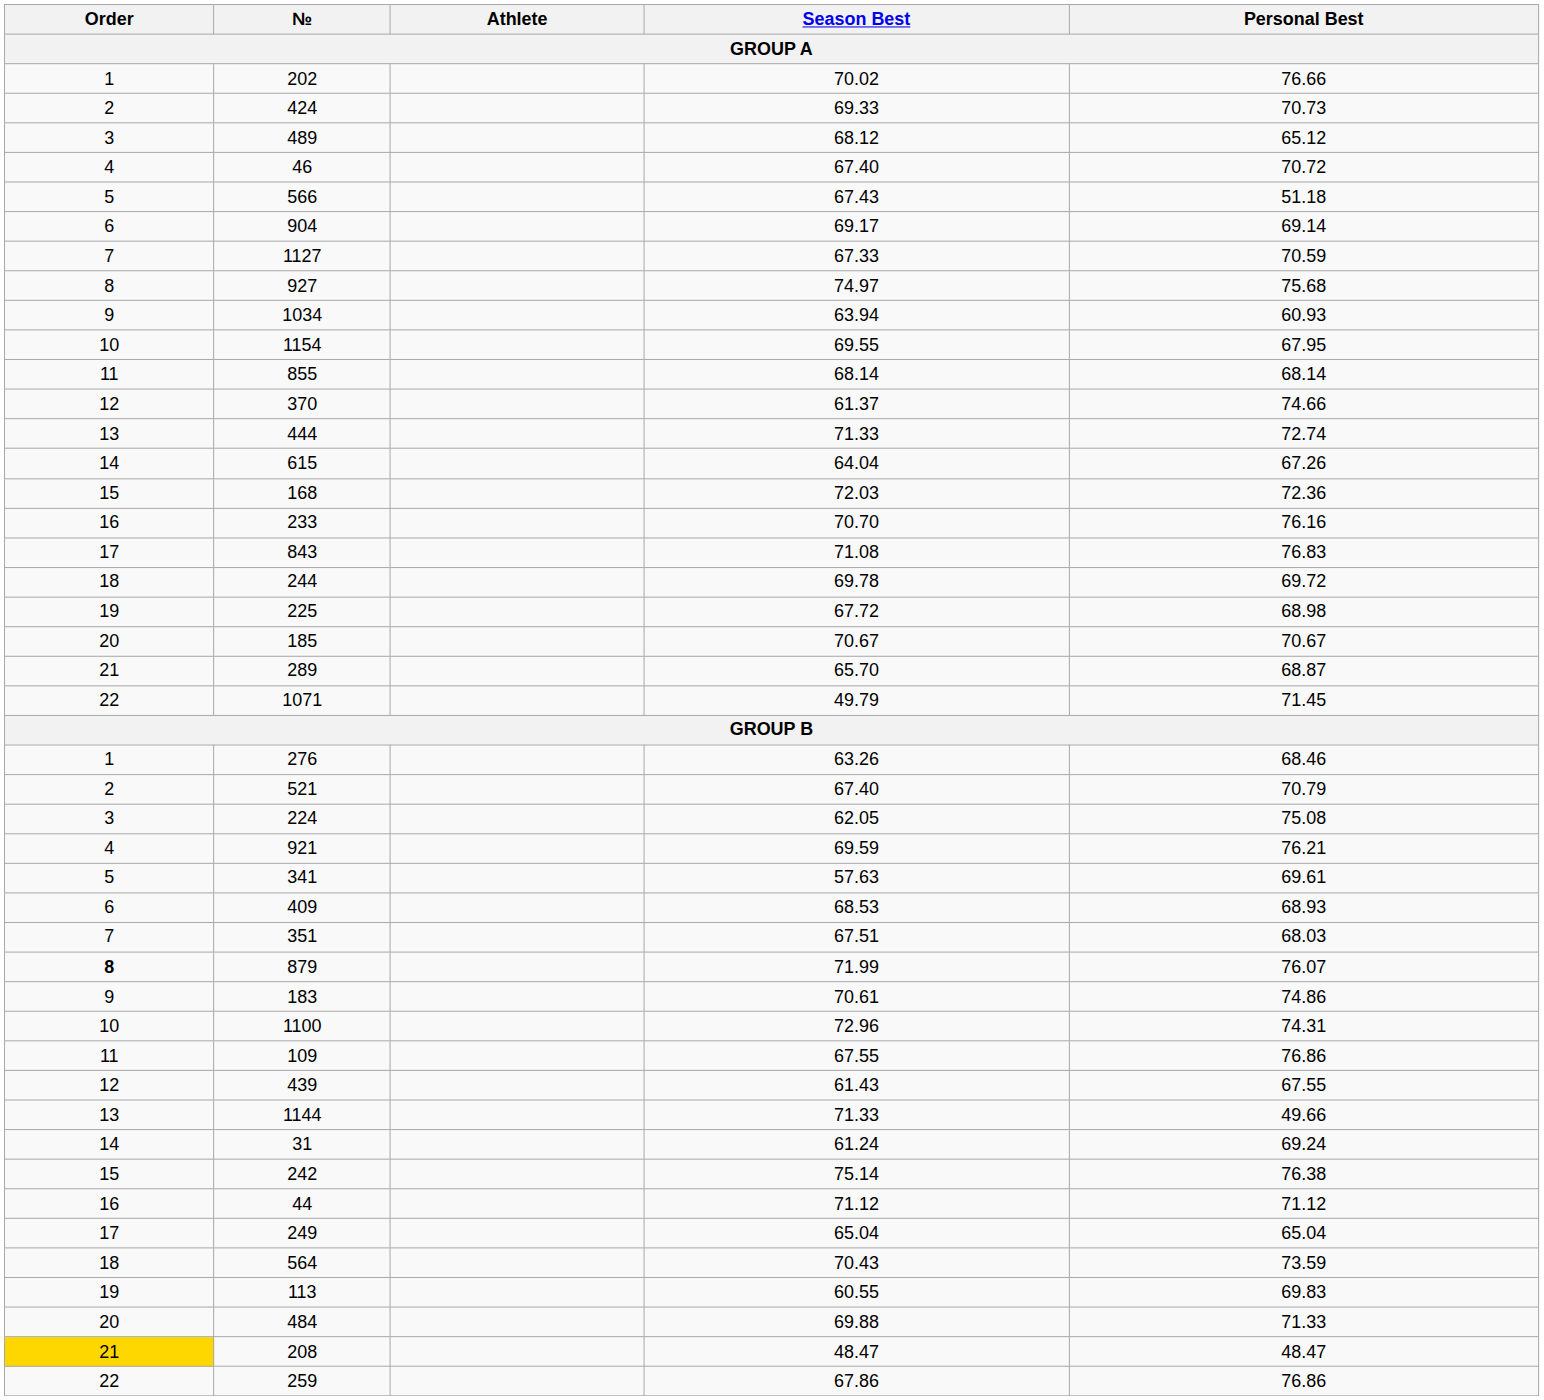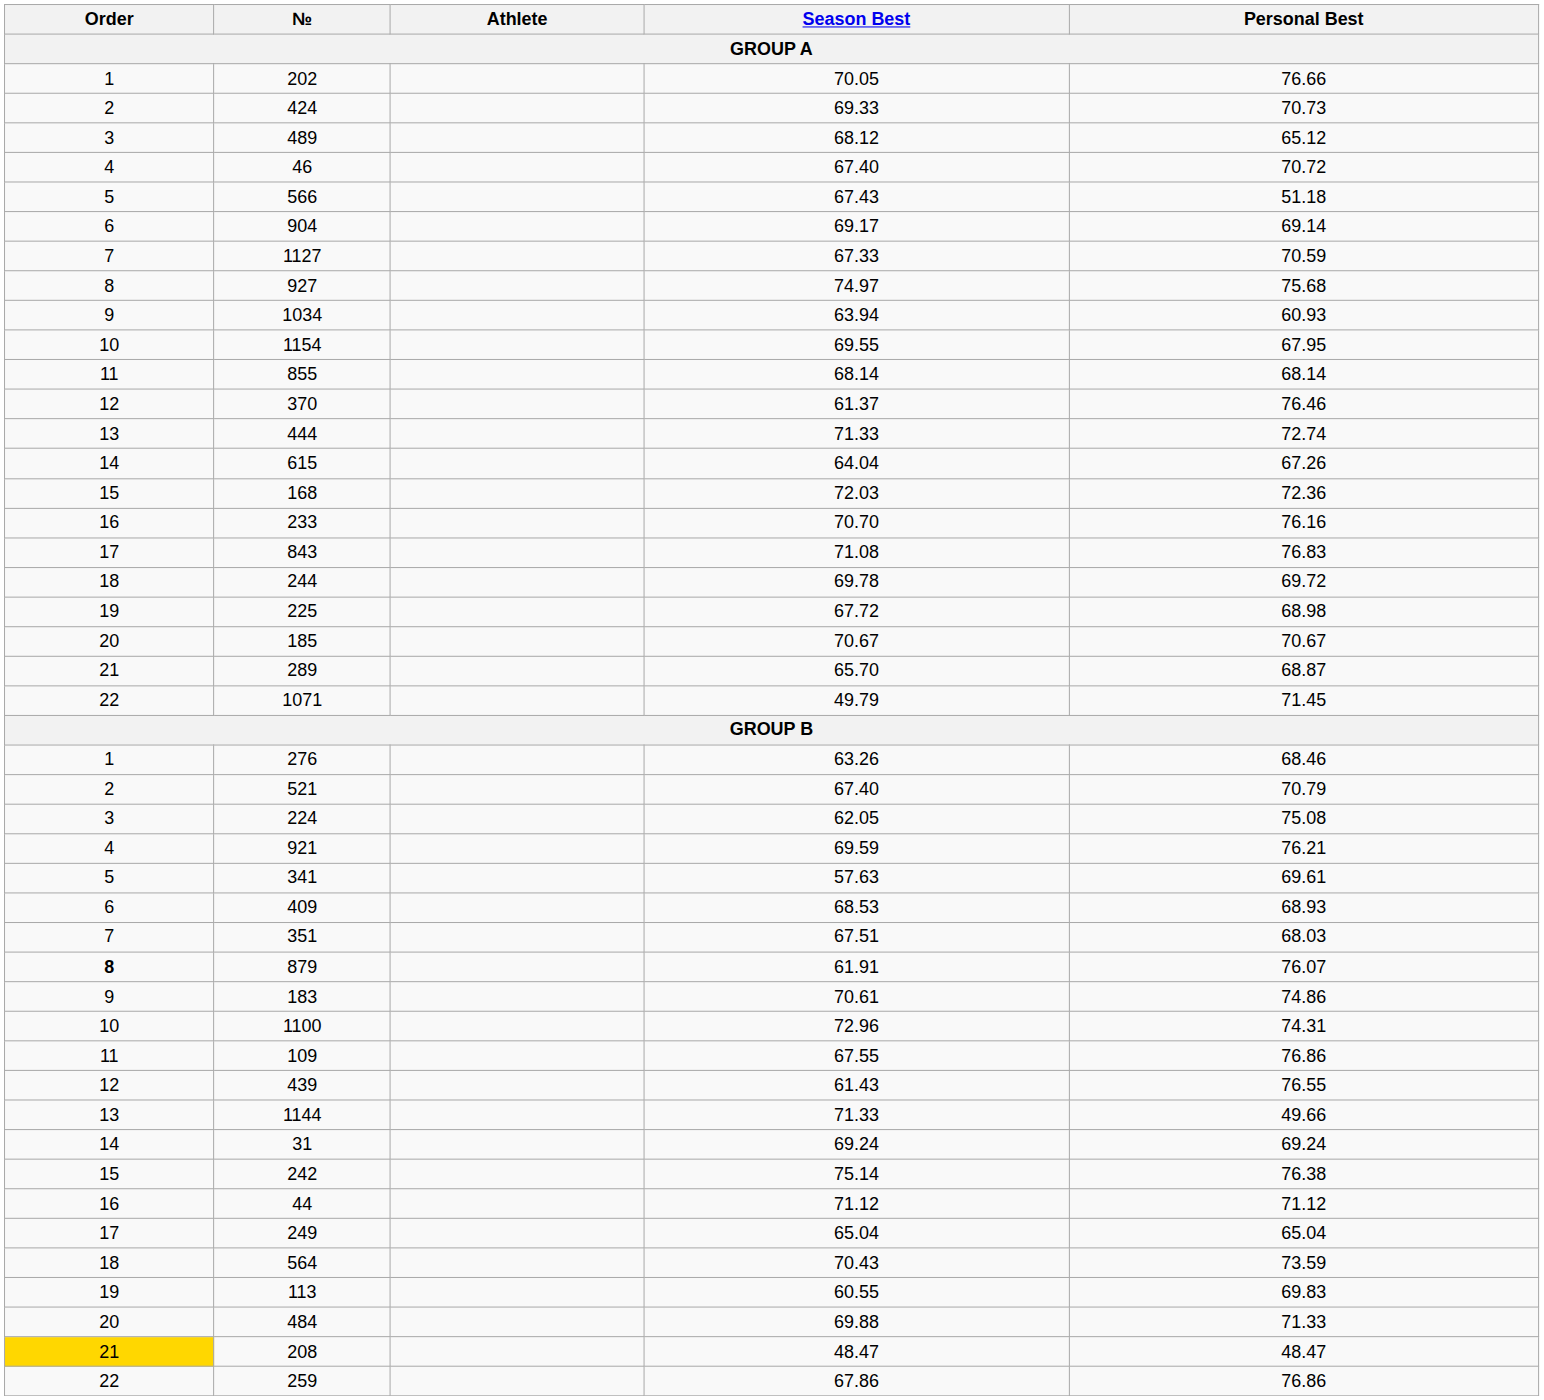(856, 78) 70.02 -> (856, 78) 70.05
(1304, 403) 74.66 -> (1304, 403) 76.46
(856, 966) 71.99 -> (856, 966) 61.91
(1304, 1084) 67.55 -> (1304, 1084) 76.55
(856, 1144) 61.24 -> (856, 1144) 69.24
